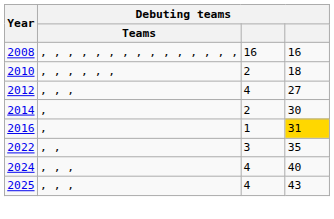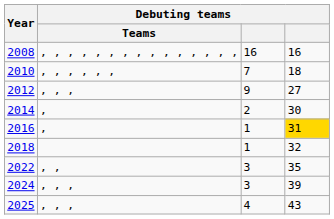(247, 71) 2 -> (247, 71) 7
(247, 90) 4 -> (247, 90) 9
+ row: (21, 147)
(247, 166) 4 -> (247, 185) 3
(295, 166) 40 -> (295, 185) 39
